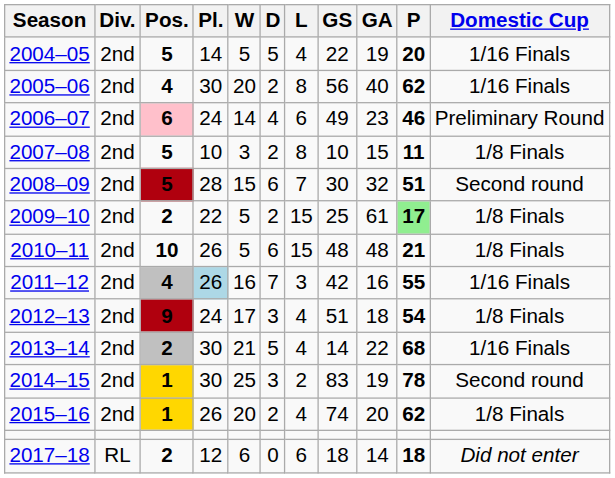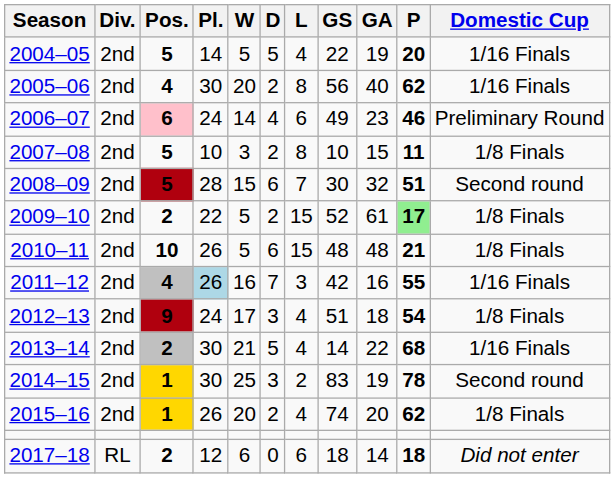(337, 217) 25 -> (337, 217) 52
